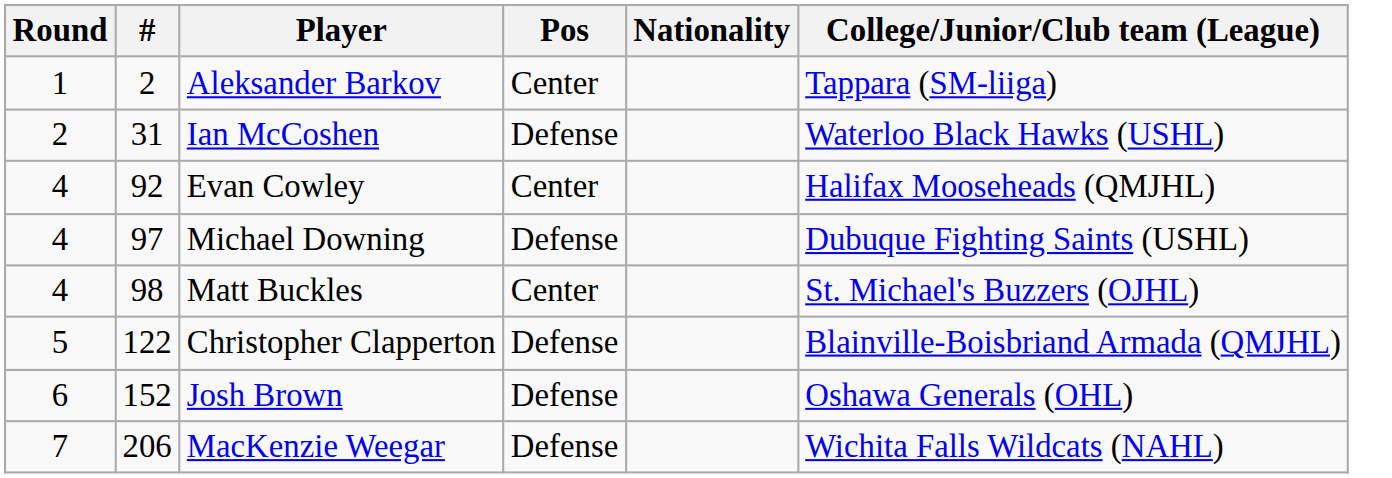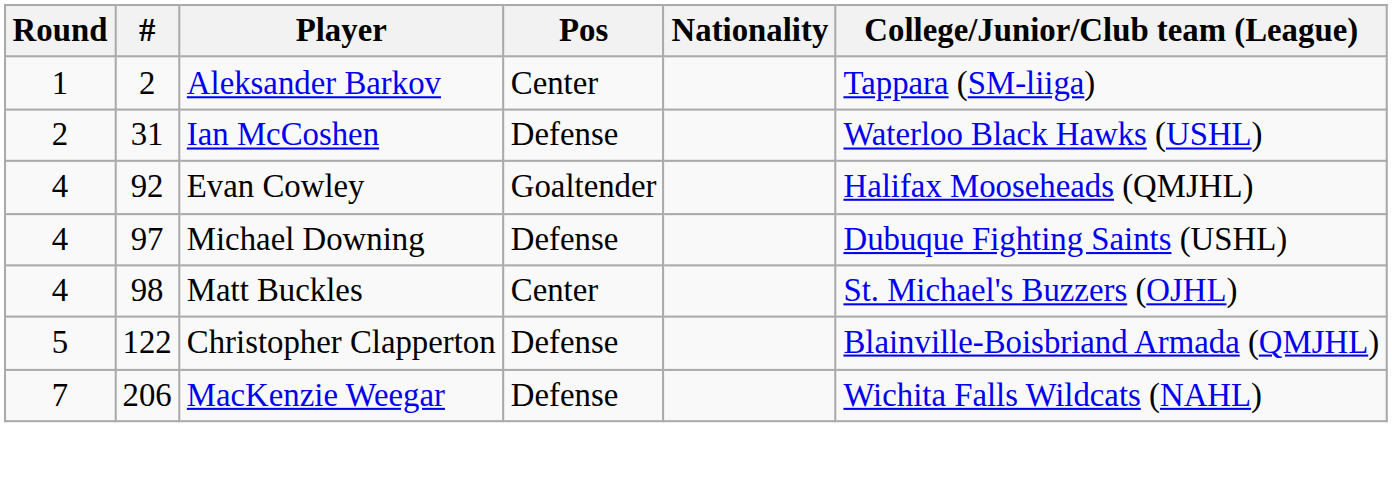(554, 186) Center -> (584, 186) Goaltender
- row: (265, 394)
